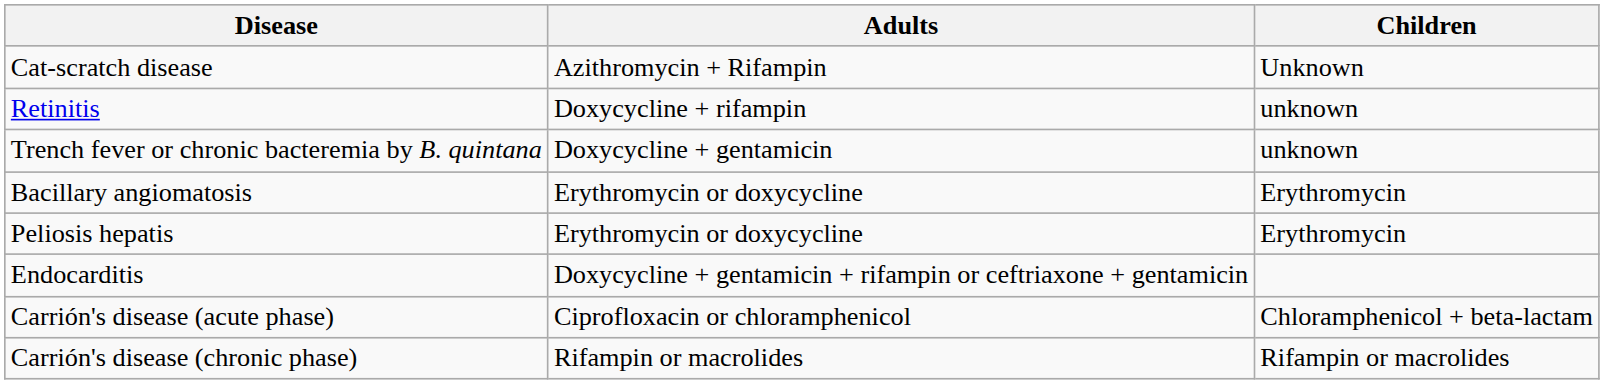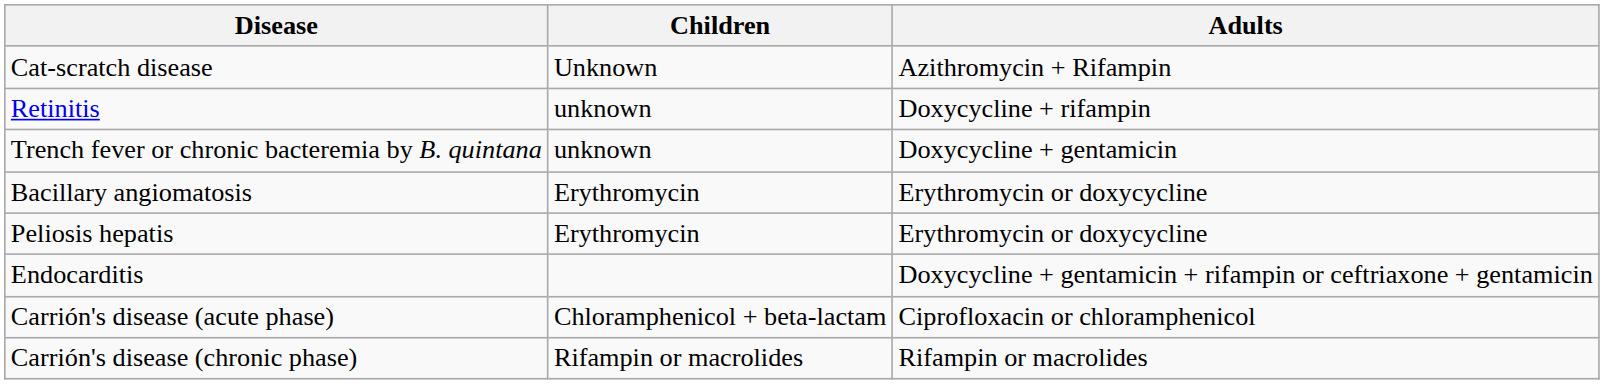columns swapped: (901, 25) <-> (1427, 25)
